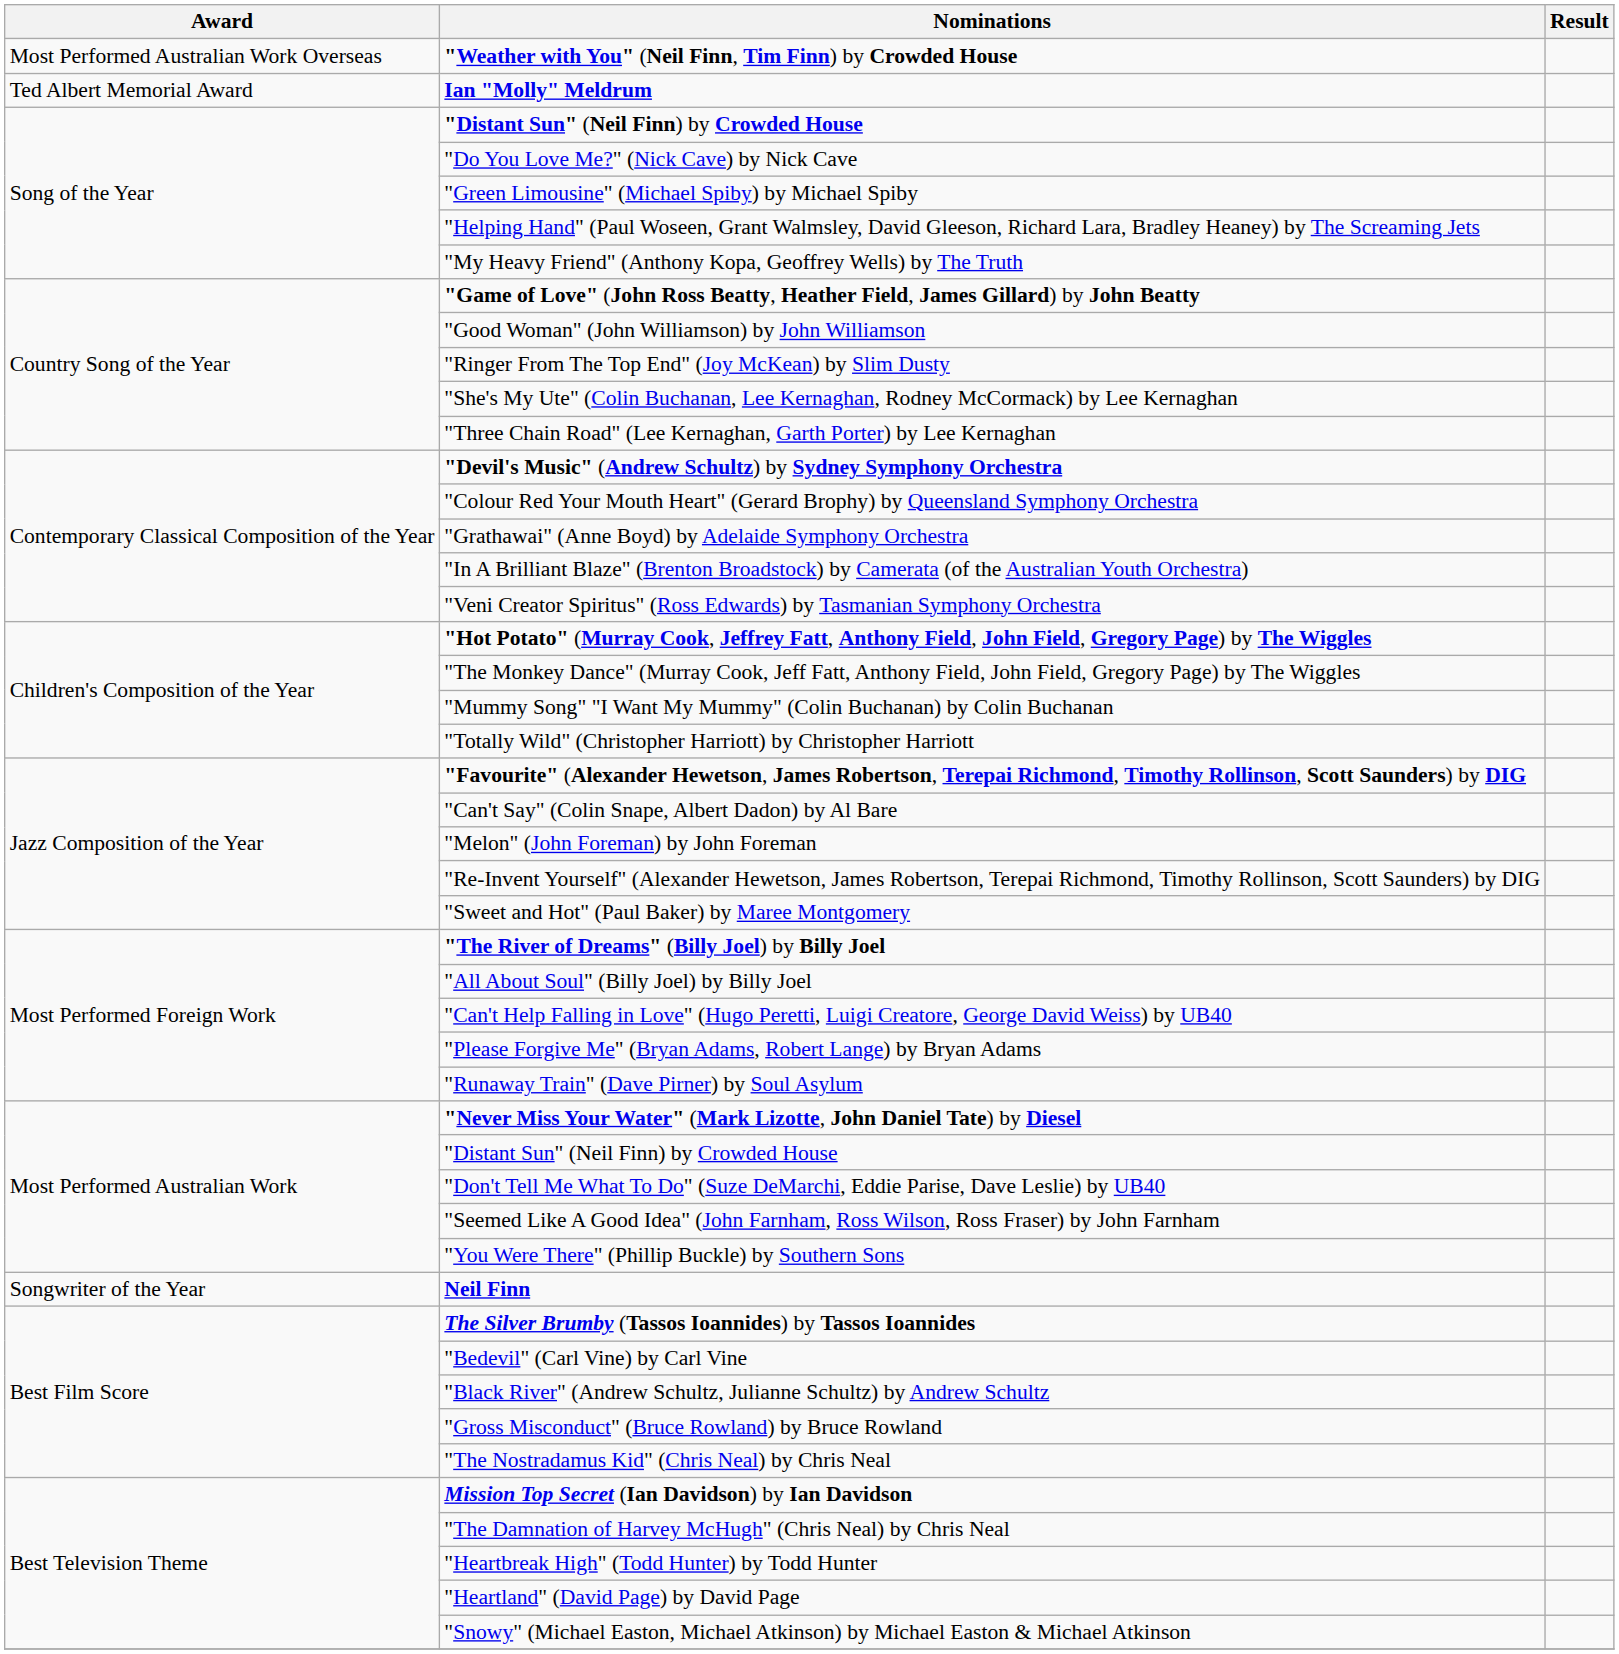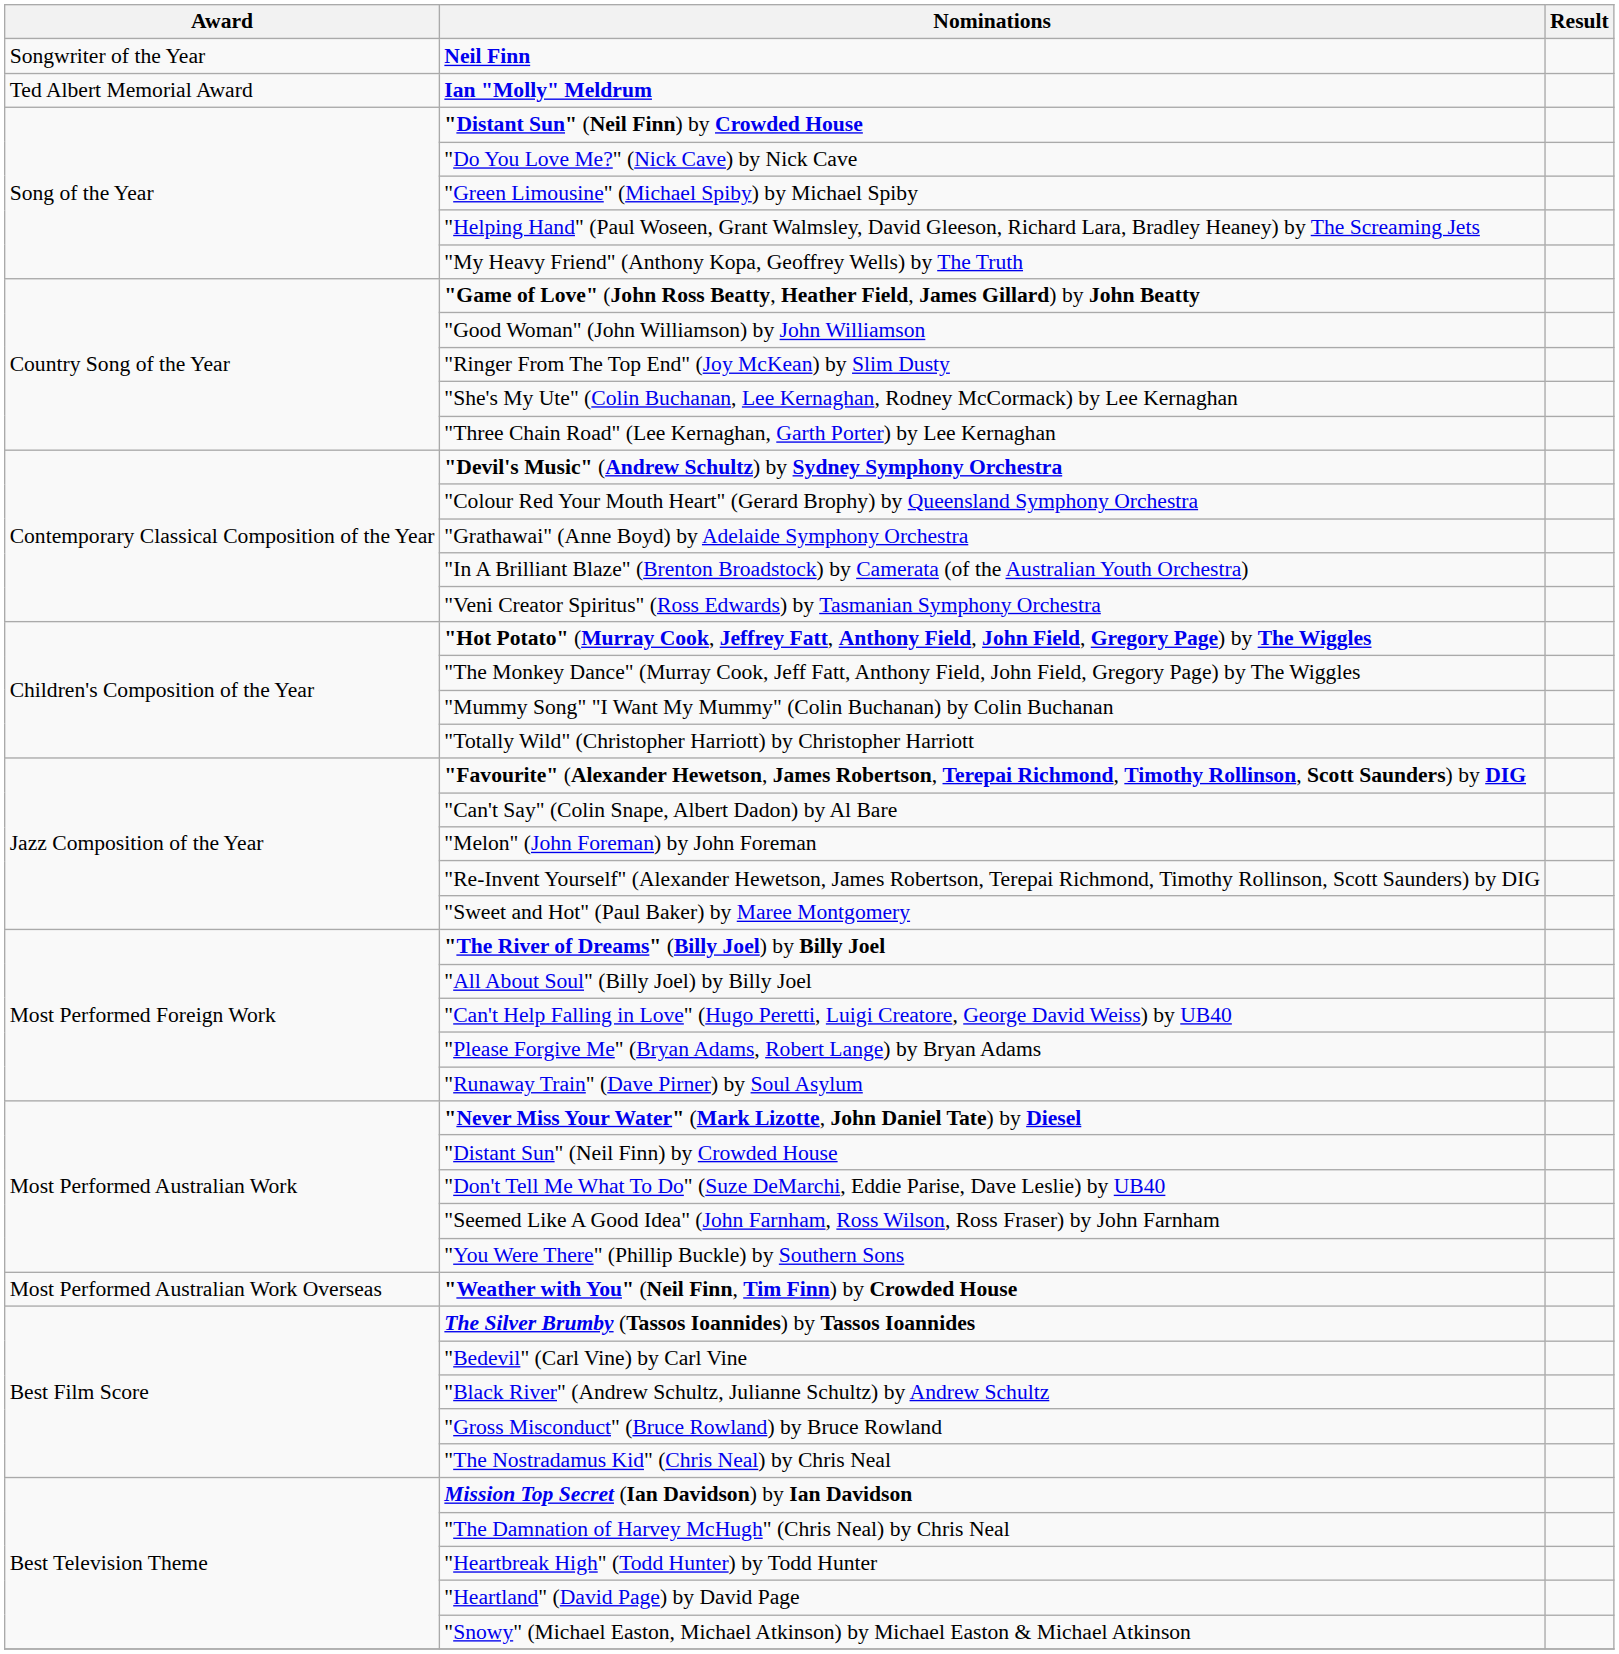rows swapped: (107, 1289) <-> (196, 55)
